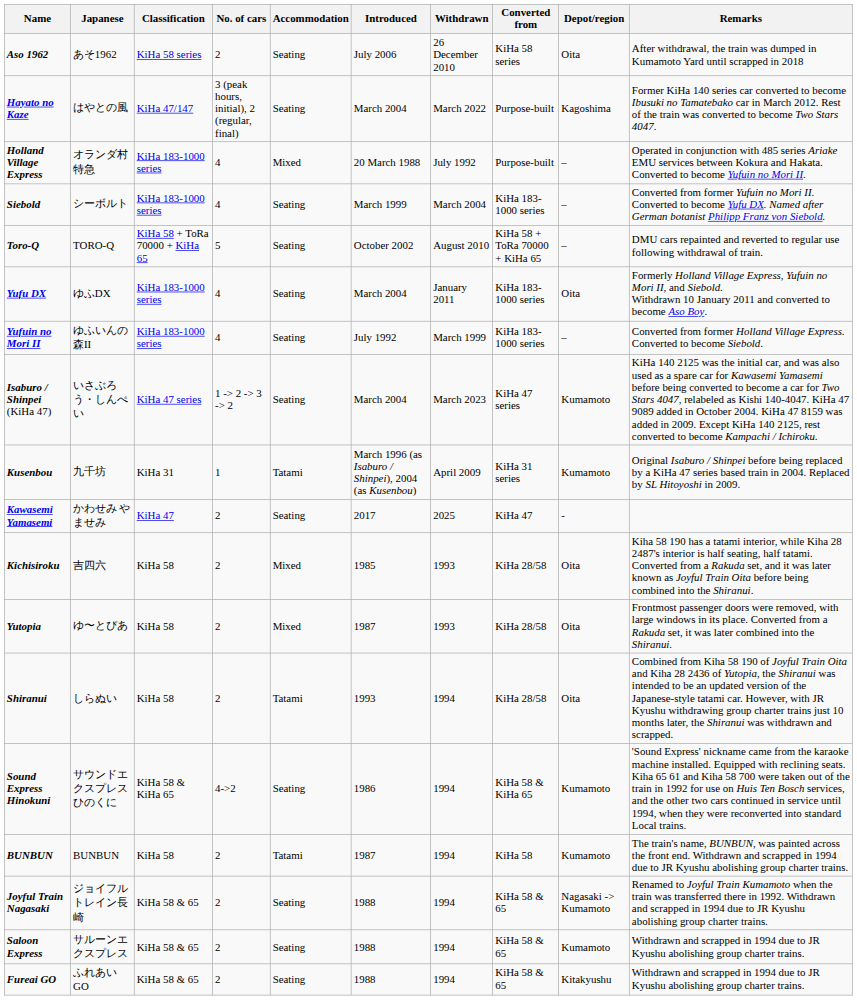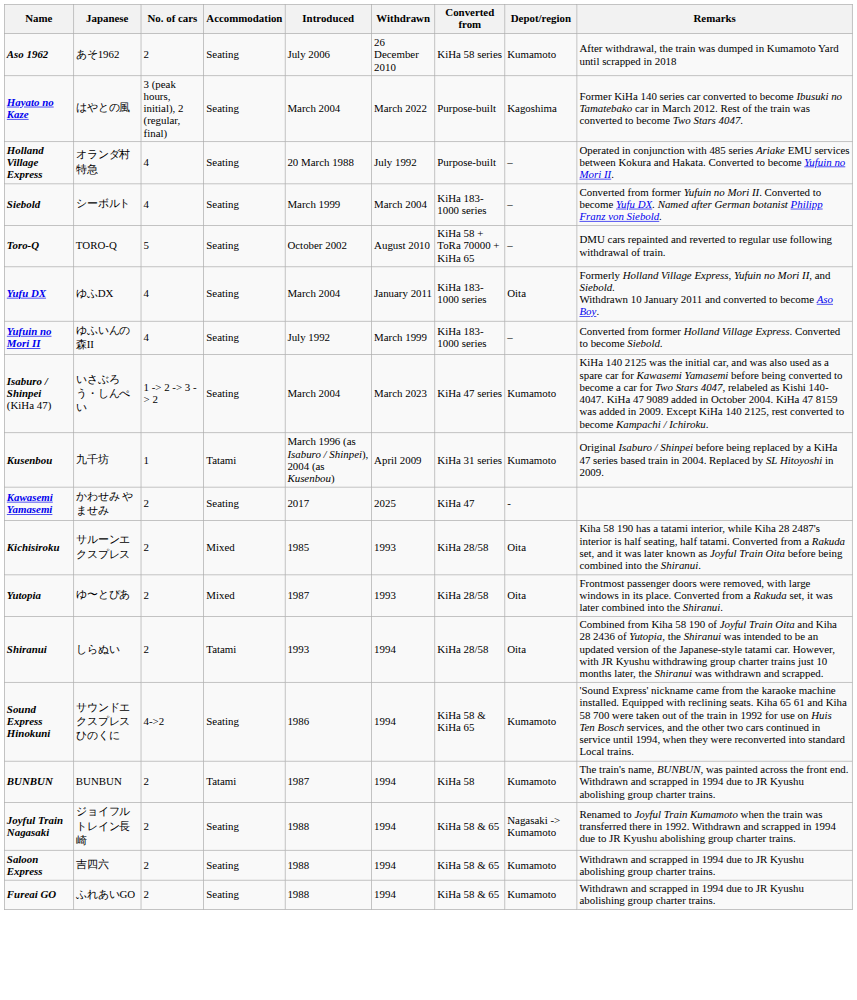- column: (173, 19)
(571, 54) Oita -> (532, 54) Kumamoto
(287, 162) Mixed -> (223, 162) Seating
(89, 565) 吉四六 -> (103, 547) サルーンエクスプレス
(100, 946) サルーンエクスプレス -> (92, 865) 吉四六
(586, 979) Kitakyushu -> (532, 894) Kumamoto
